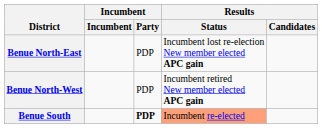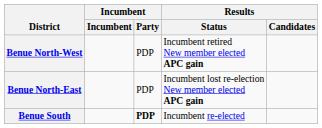rows swapped: (45, 53) <-> (45, 90)
(204, 116) lightsalmon background -> (204, 116) no background
